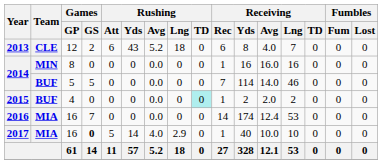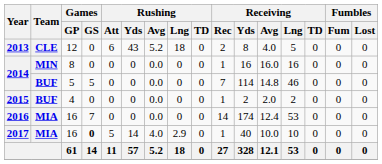(92, 47) 2 -> (92, 47) 0
(223, 47) 6 -> (223, 47) 2
(293, 47) 7 -> (293, 47) 5
(269, 82) 14.0 -> (269, 82) 14.8
(201, 99) paleturquoise background -> (201, 99) no background
